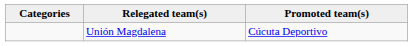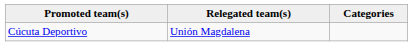columns swapped: (45, 13) <-> (327, 13)
